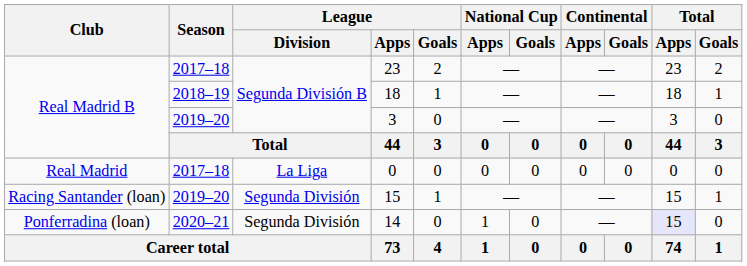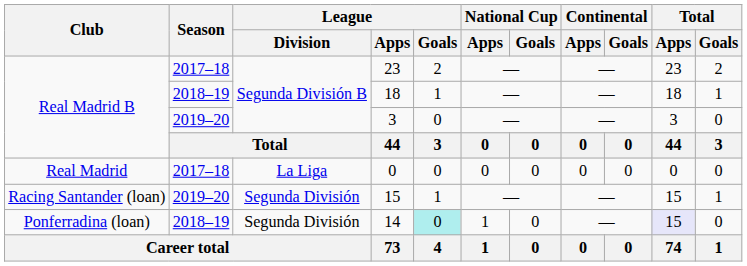(201, 222) 2020–21 -> (201, 222) 2018–19
(438, 222) no background -> (438, 222) paleturquoise background
